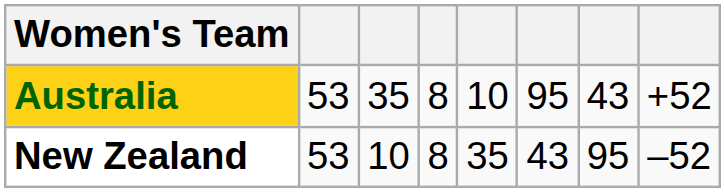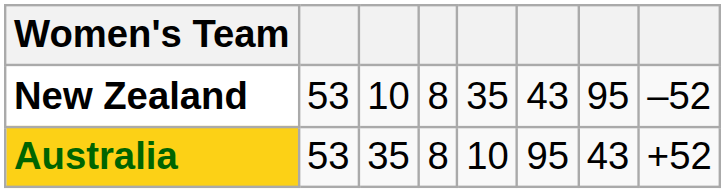rows swapped: (96, 95) <-> (131, 156)
